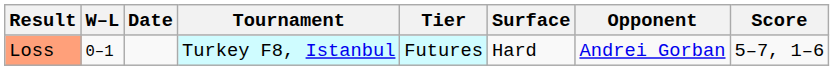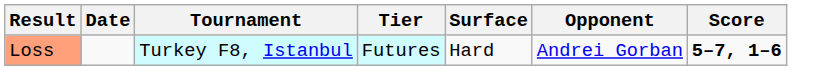- column: (102, 20)
(779, 50) normal -> (737, 50) bold
